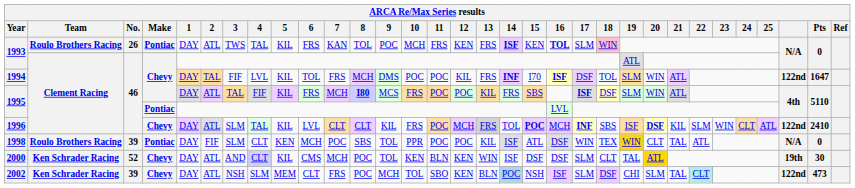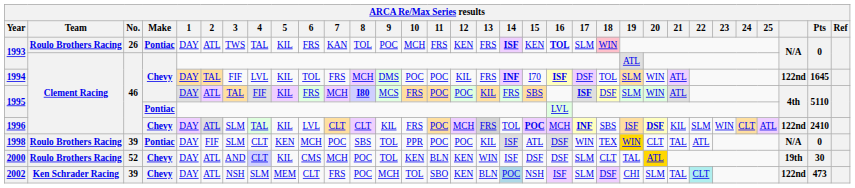(820, 77) 1647 -> (820, 77) 1645
(76, 158) Ken Schrader Racing -> (76, 158) Roulo Brothers Racing
